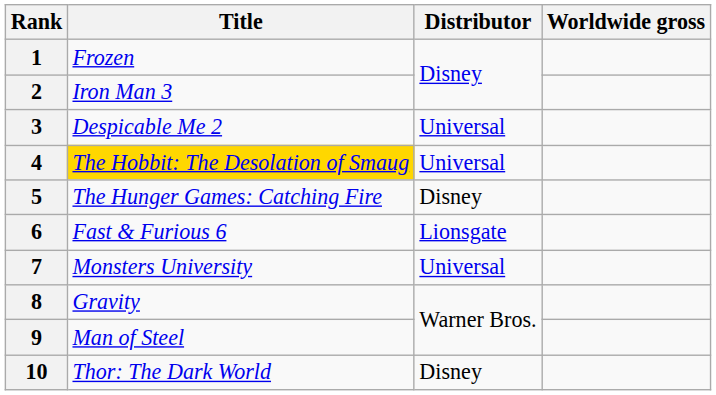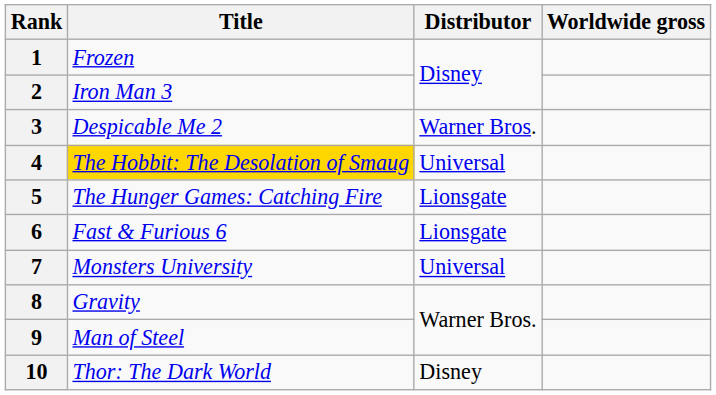(462, 127) Universal -> (478, 127) Warner Bros.
(451, 197) Disney -> (463, 197) Lionsgate
